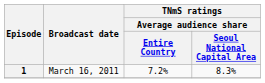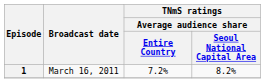(226, 71) 8.3% -> (226, 71) 8.2%
